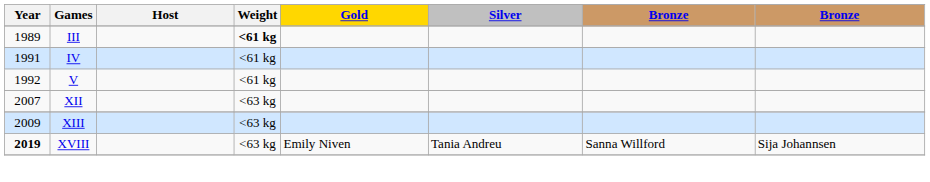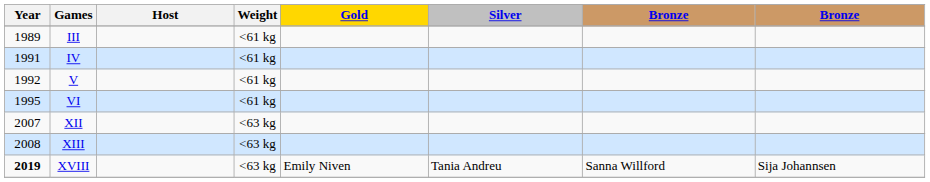(257, 37) bold -> (257, 37) normal
+ row: (73, 101)
(27, 123) 2009 -> (27, 144) 2008
